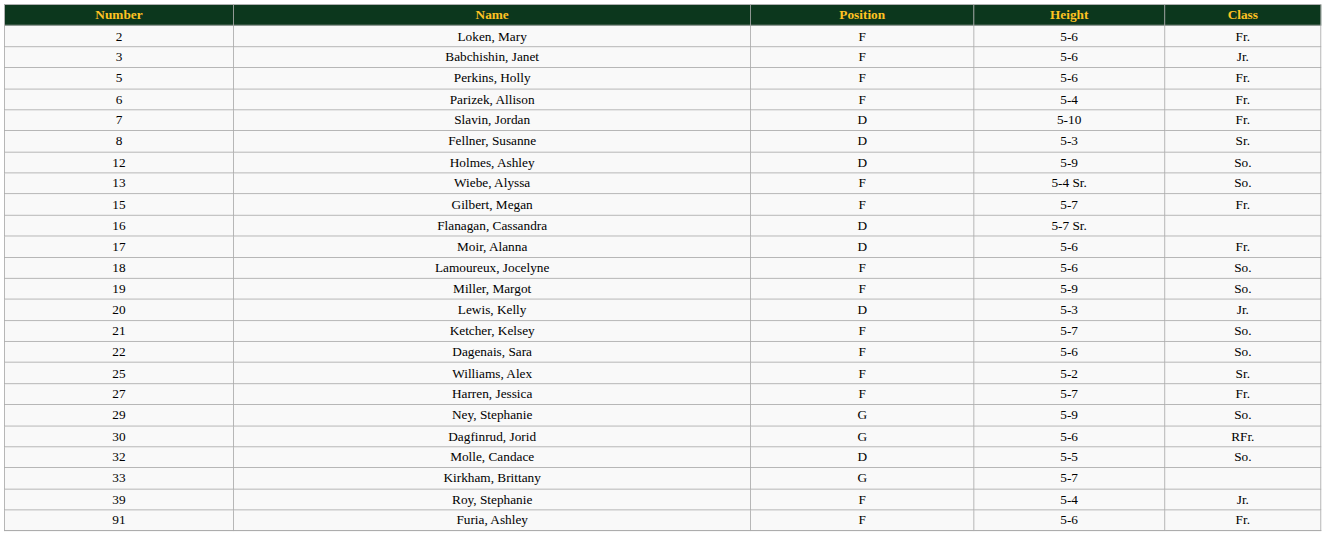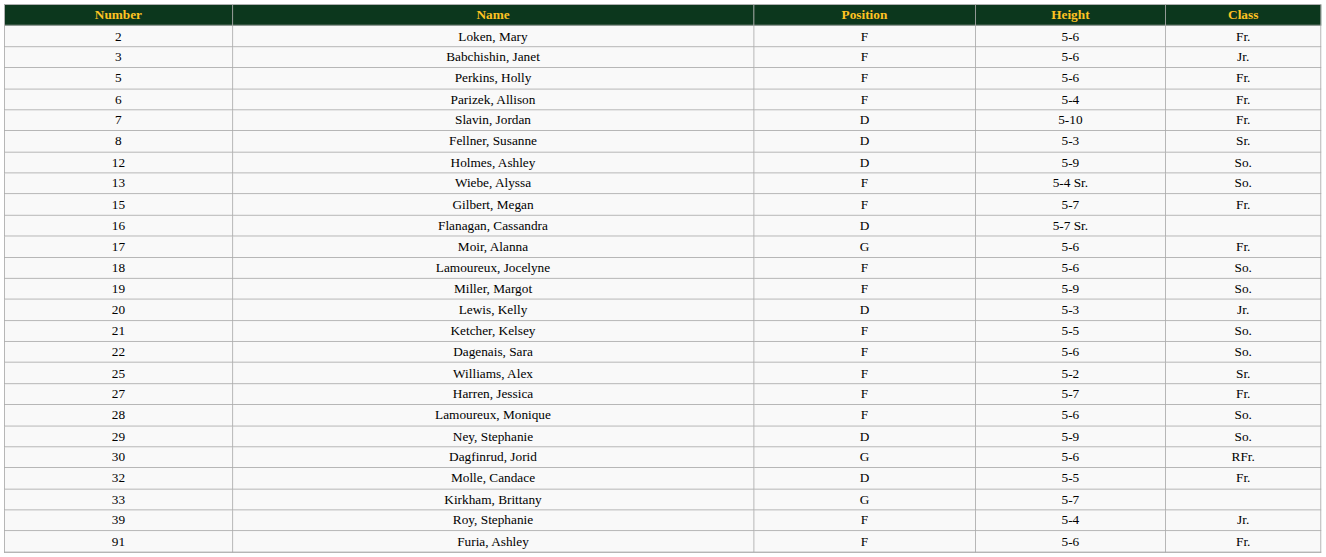(862, 246) D -> (864, 246) G
(1069, 330) 5-7 -> (1070, 330) 5-5
+ row: (493, 415)
(862, 415) G -> (864, 436) D
(1243, 457) So. -> (1243, 478) Fr.
